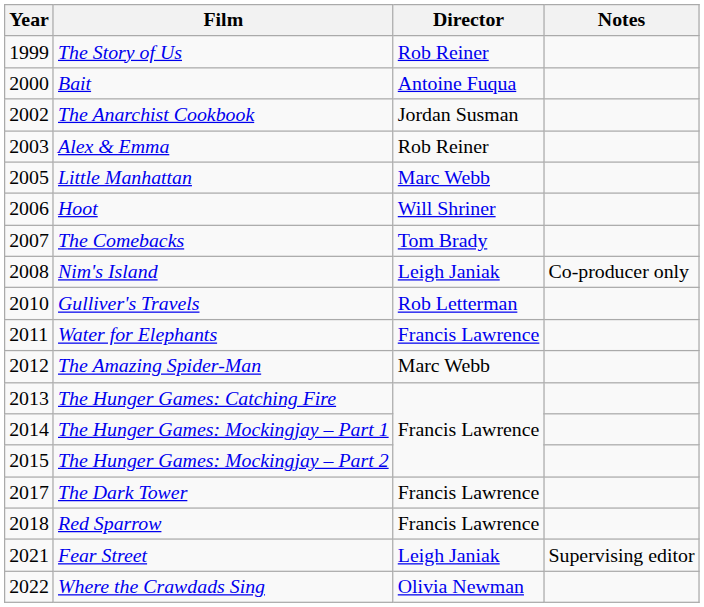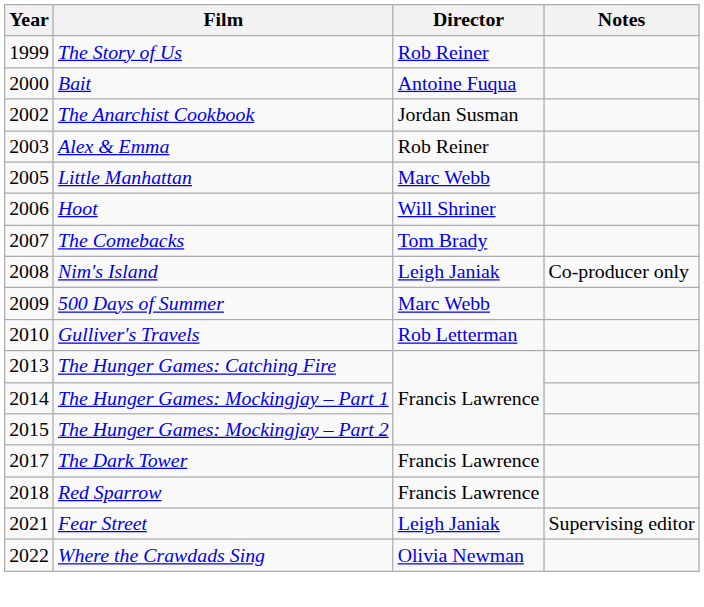+ row: (141, 303)
- row: (138, 334)
- row: (160, 366)
